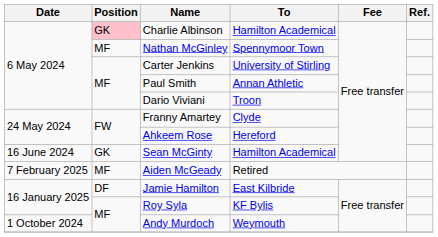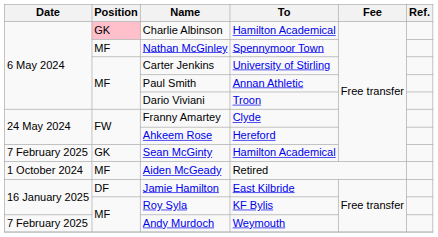(40, 153) 16 June 2024 -> (47, 153) 7 February 2025
(47, 170) 7 February 2025 -> (45, 170) 1 October 2024
(45, 223) 1 October 2024 -> (47, 223) 7 February 2025
